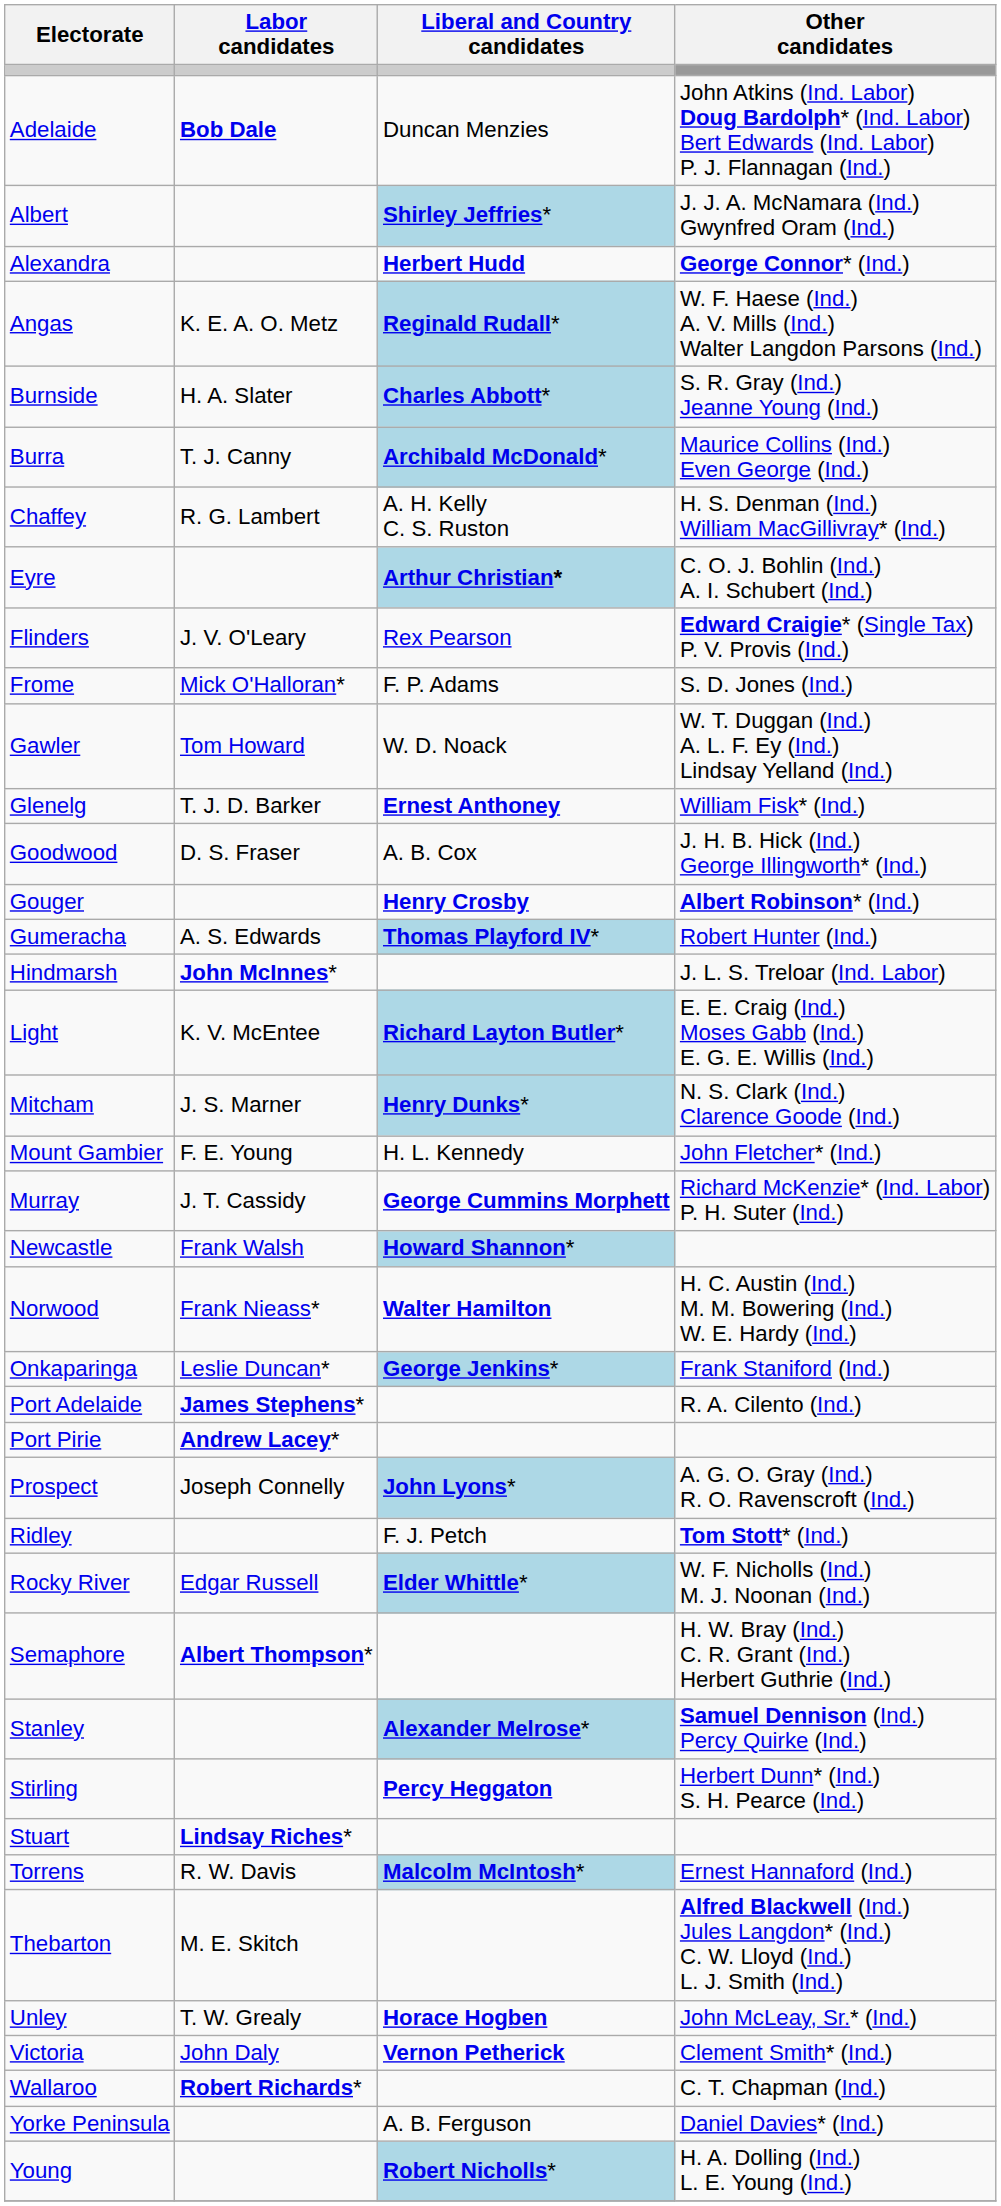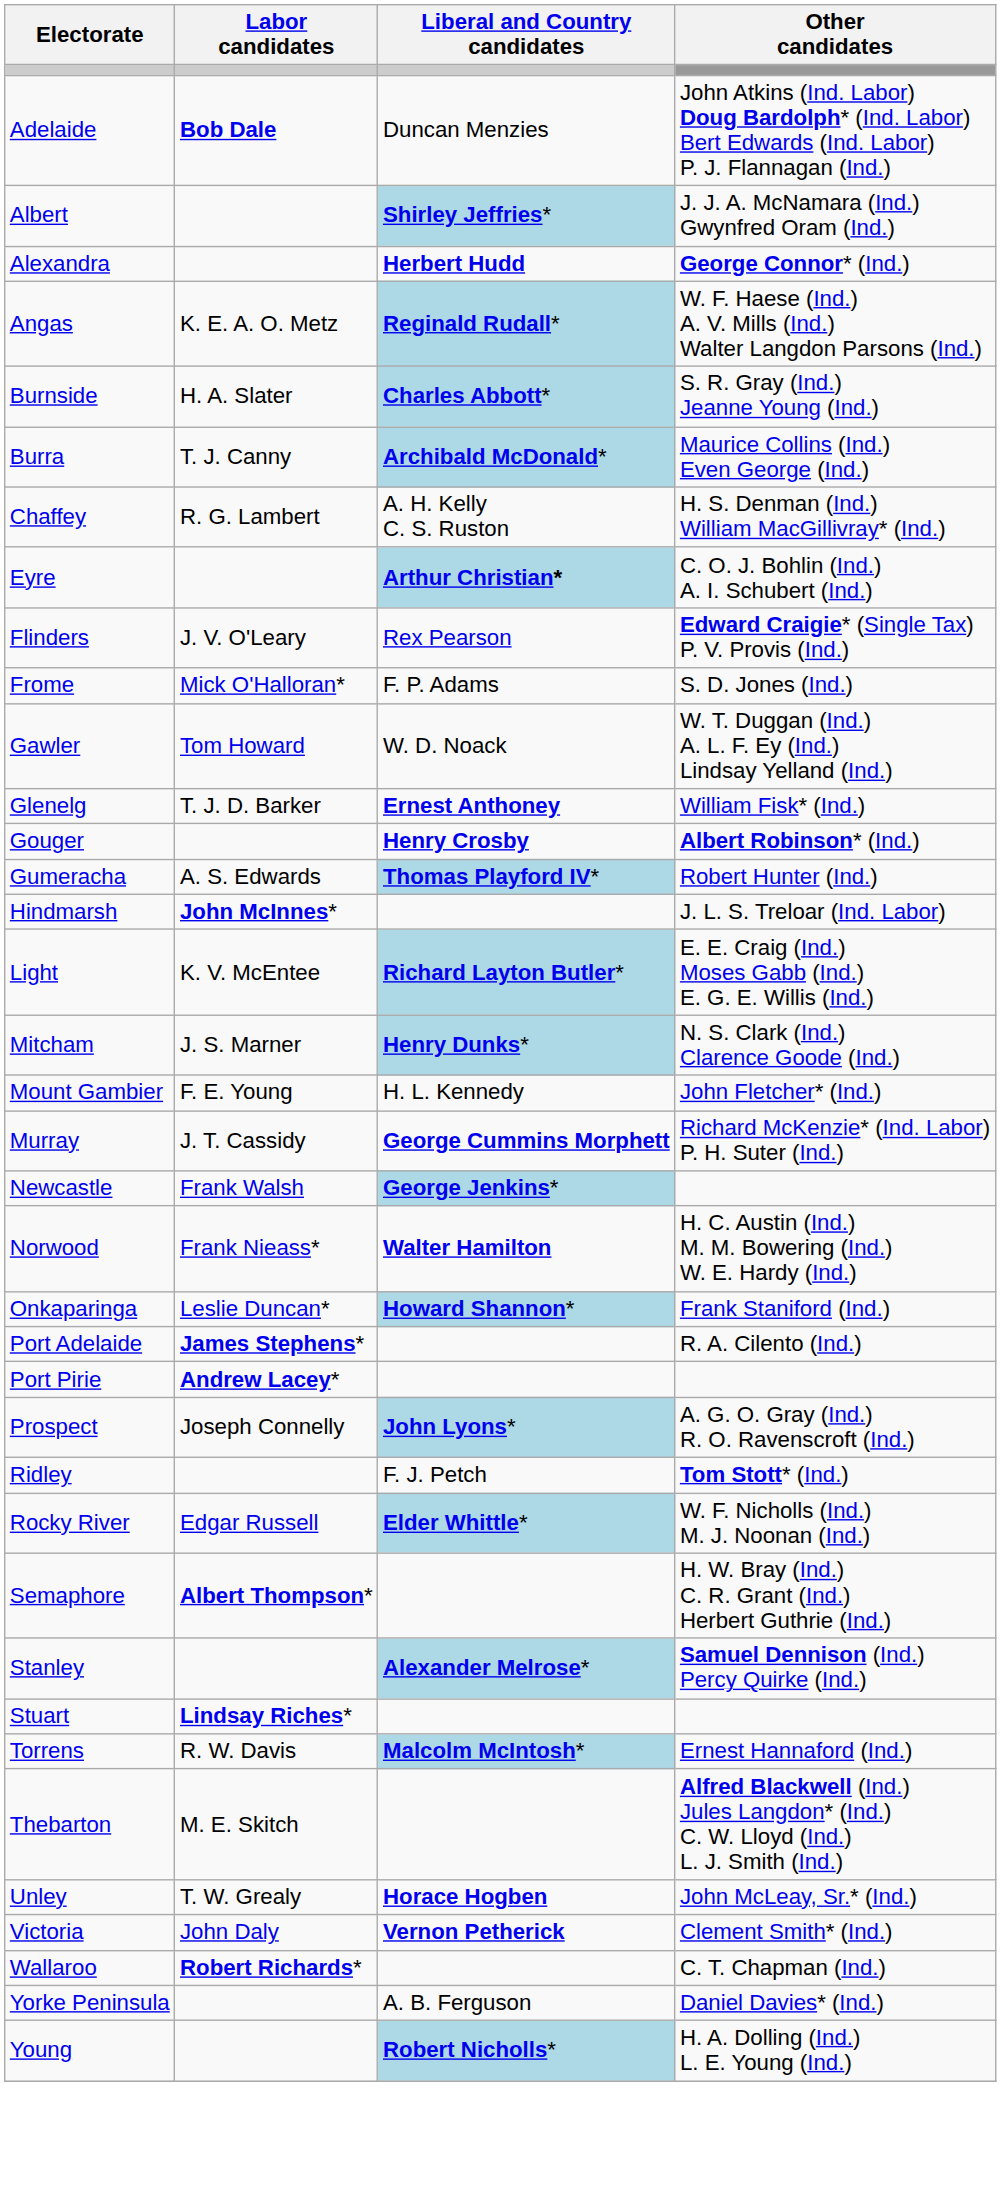- row: (64, 853)
(479, 1248) Howard Shannon* -> (471, 1188) George Jenkins*
(471, 1369) George Jenkins* -> (479, 1308) Howard Shannon*
- row: (44, 1788)
